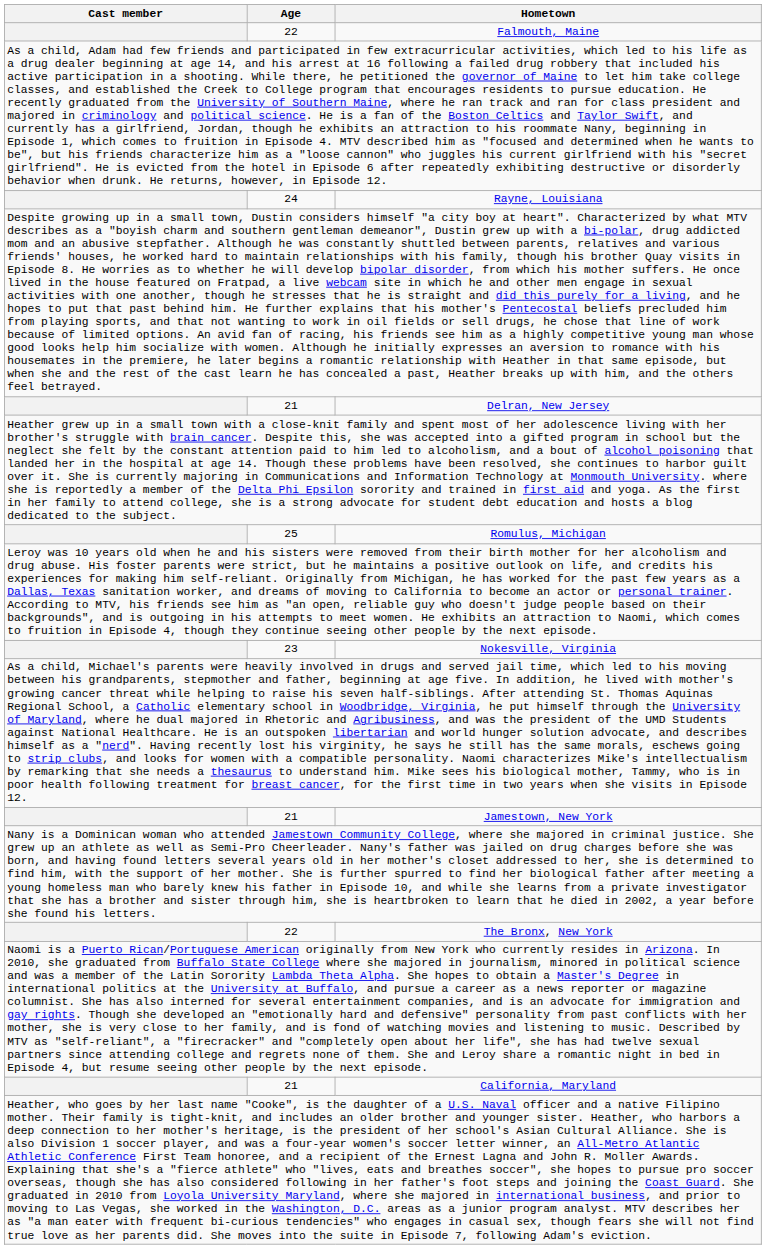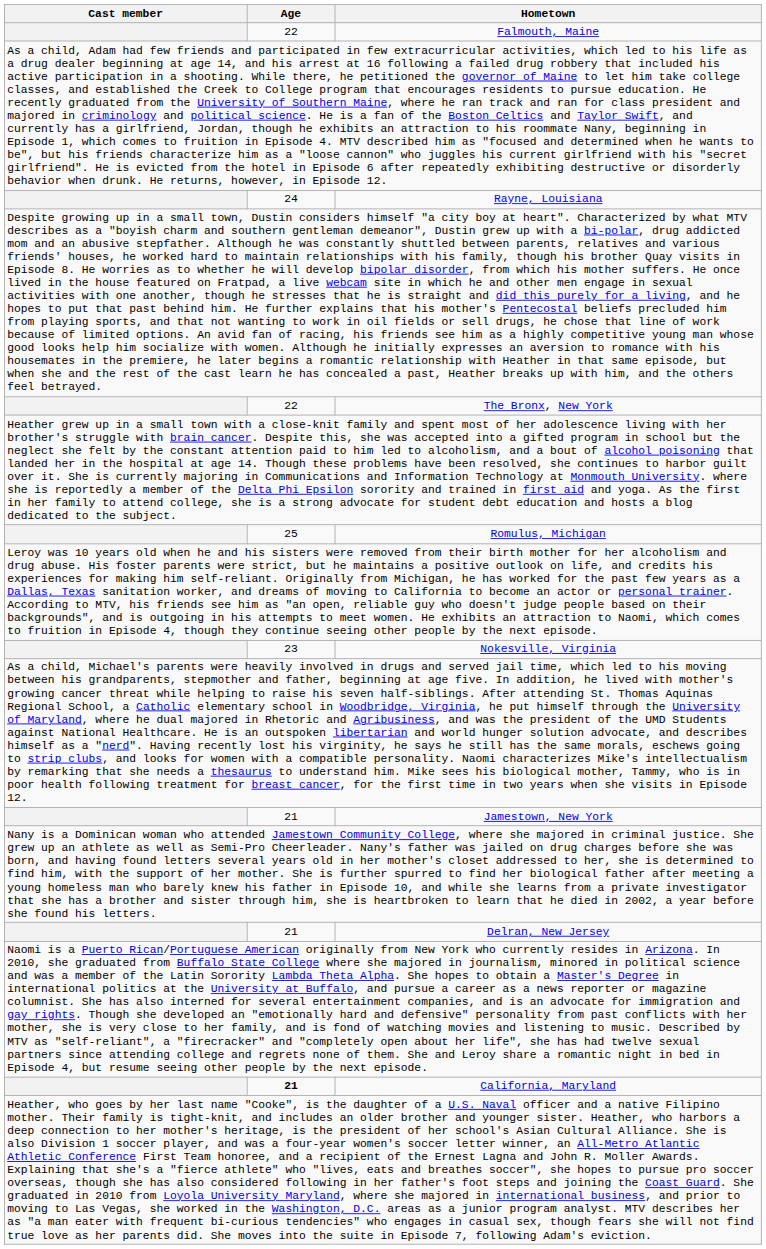rows swapped: (548, 406) <-> (548, 932)
(291, 1086) normal -> (291, 1086) bold
